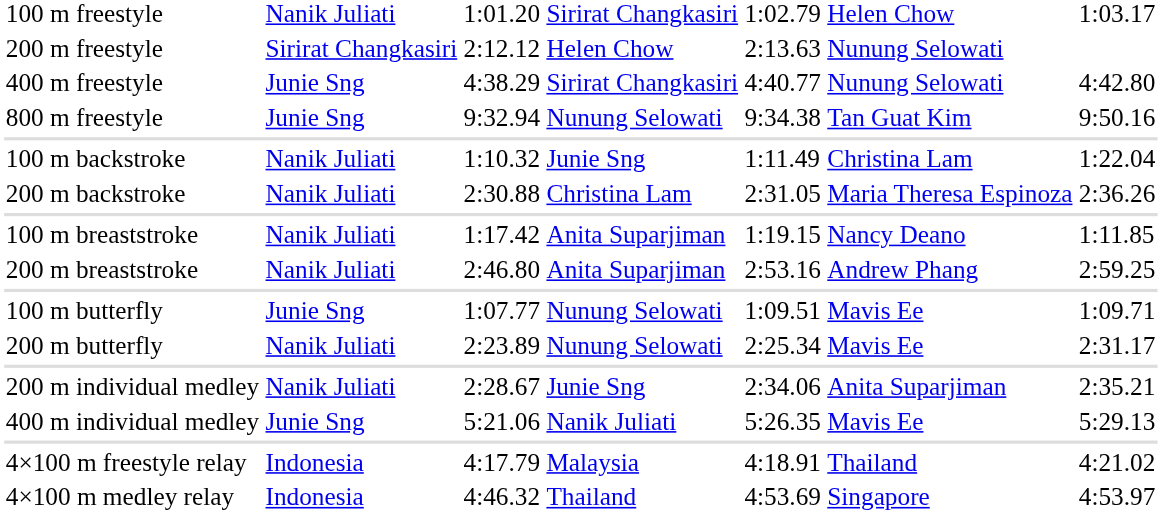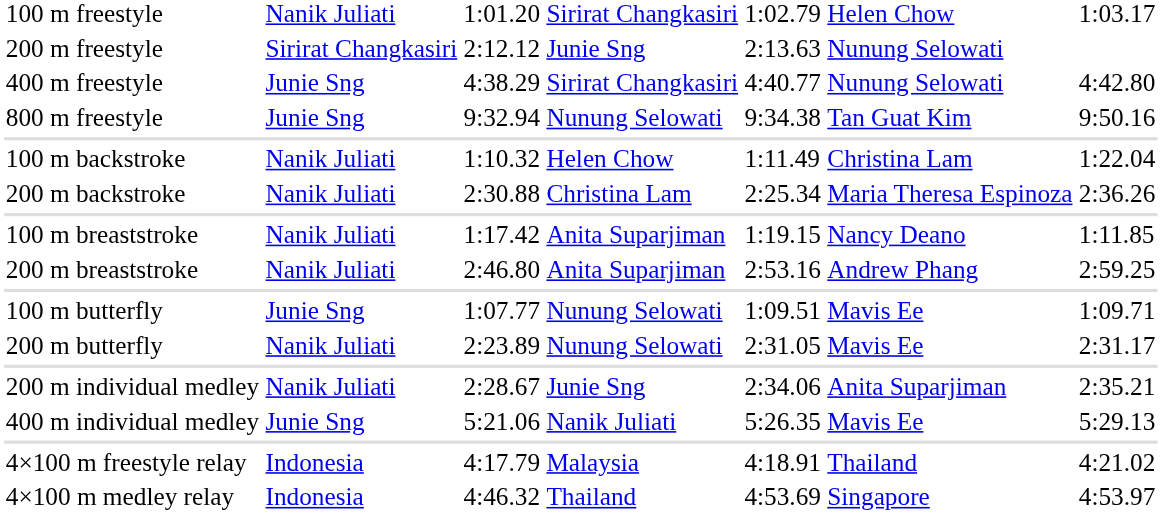(610, 48) Helen Chow -> (596, 48) Junie Sng
(596, 159) Junie Sng -> (610, 159) Helen Chow
(783, 193) 2:31.05 -> (783, 193) 2:25.34
(783, 345) 2:25.34 -> (783, 345) 2:31.05
